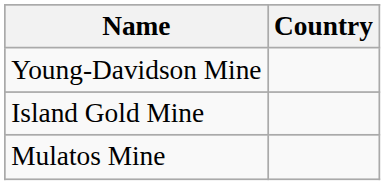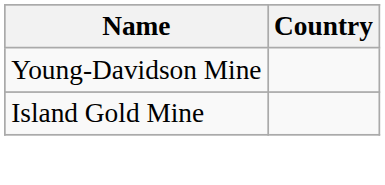- row: (88, 156)
